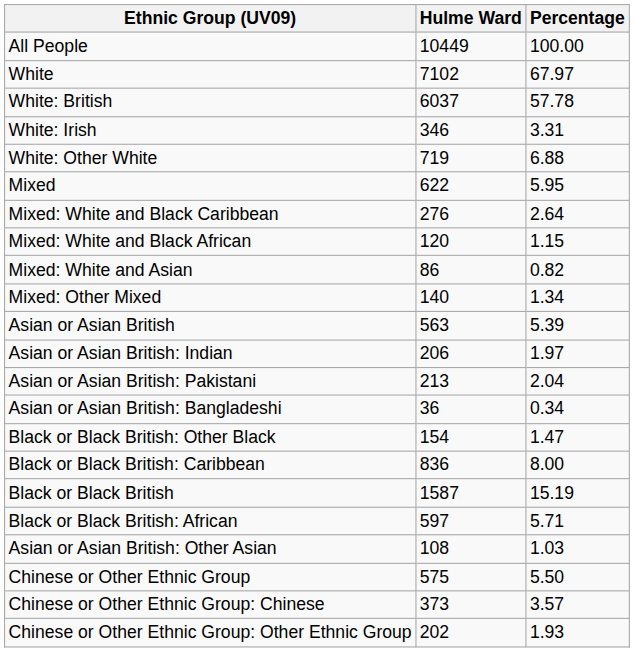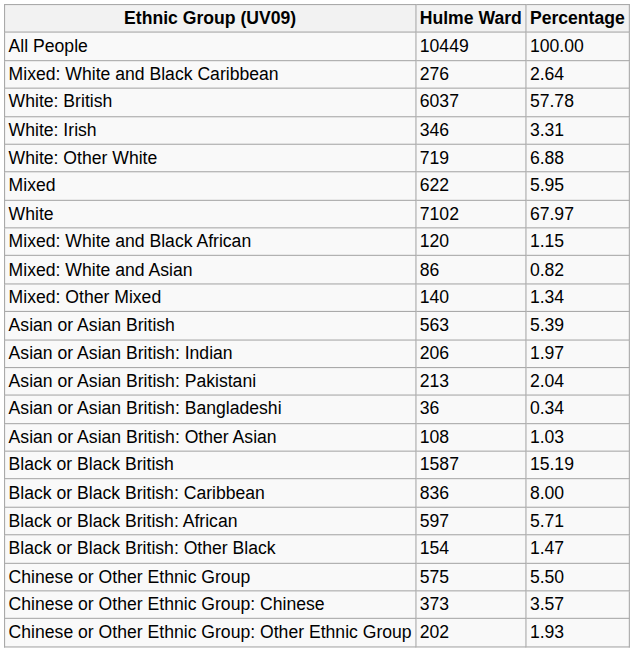rows swapped: (31, 74) <-> (144, 213)
rows swapped: (143, 548) <-> (142, 437)
rows swapped: (91, 492) <-> (137, 465)
